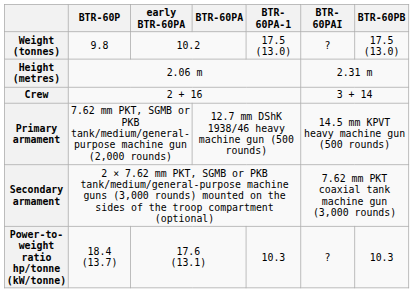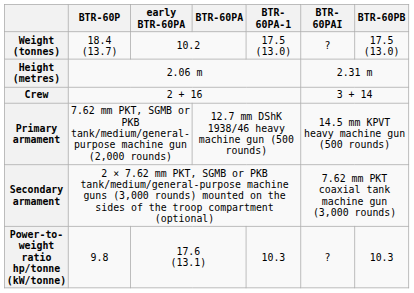(99, 46) 9.8 -> (99, 46) 18.4 (13.7)
(99, 257) 18.4 (13.7) -> (99, 257) 9.8
